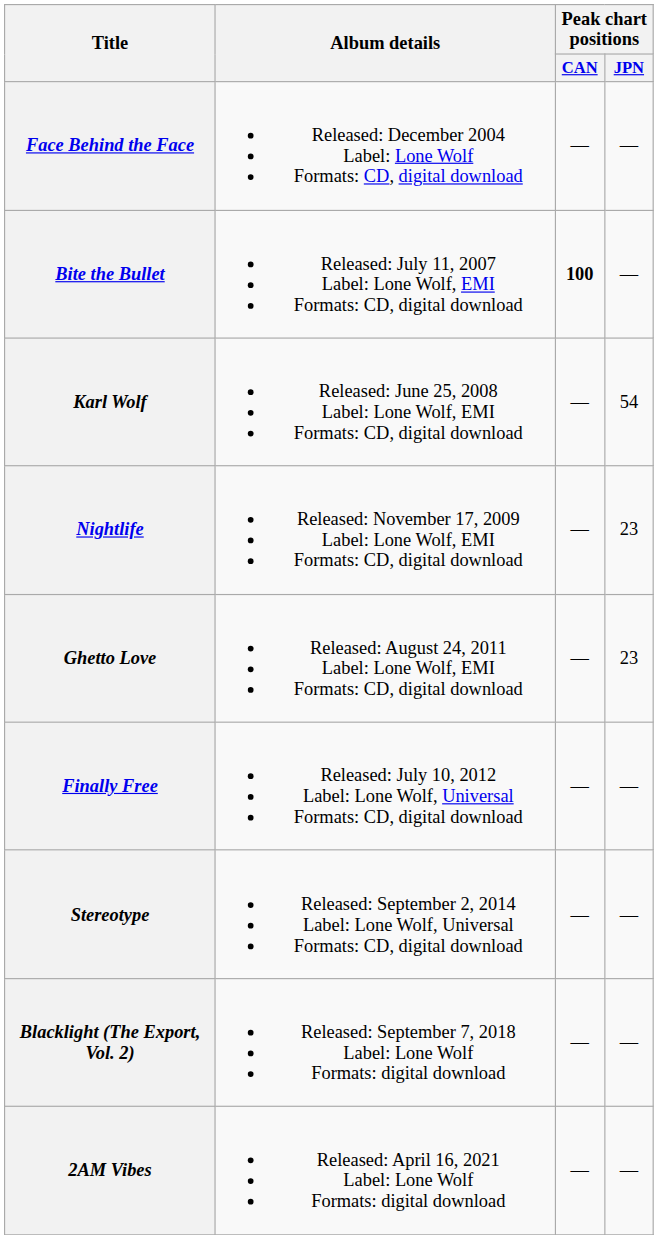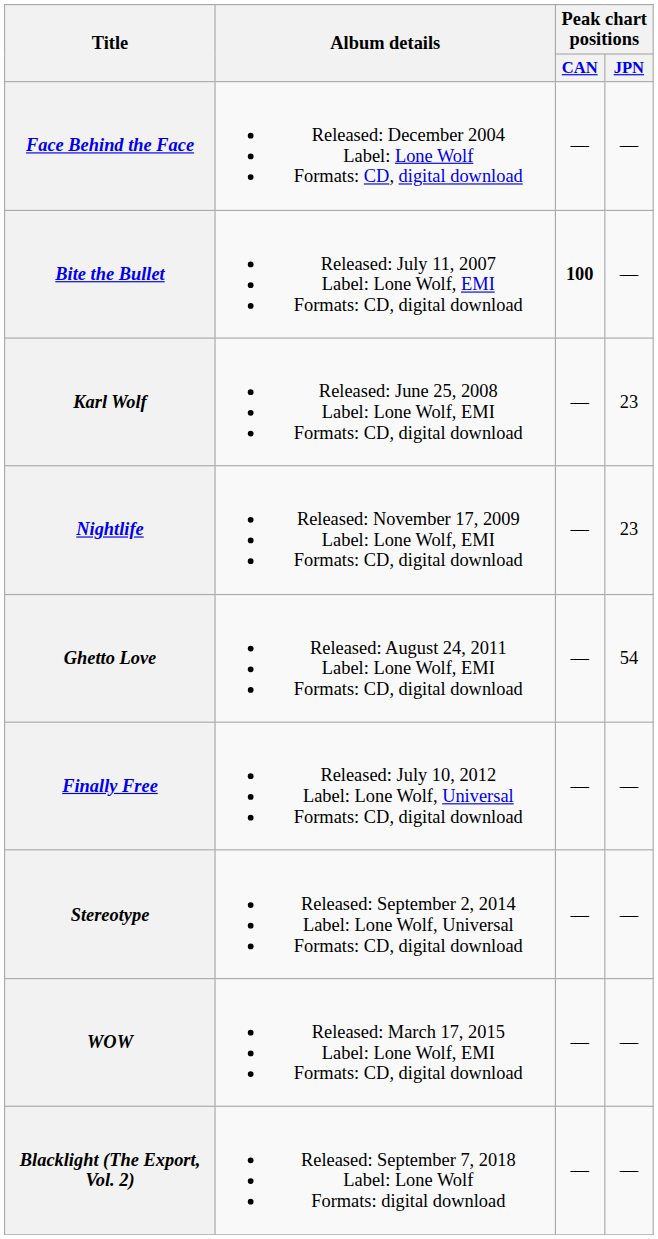(629, 401) 54 -> (629, 401) 23
(629, 658) 23 -> (629, 658) 54
+ row: (110, 1042)
- row: (110, 1170)
